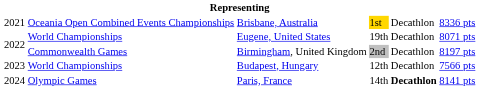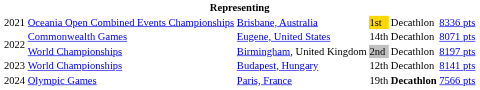(75, 37) World Championships -> (77, 37) Commonwealth Games
(379, 37) 19th -> (379, 37) 14th
(77, 51) Commonwealth Games -> (75, 51) World Championships
(457, 66) 7566 pts -> (457, 66) 8141 pts
(379, 80) 14th -> (379, 80) 19th
(457, 80) 8141 pts -> (457, 80) 7566 pts
